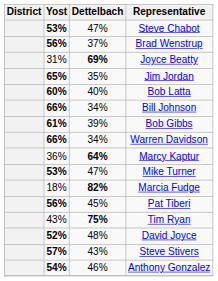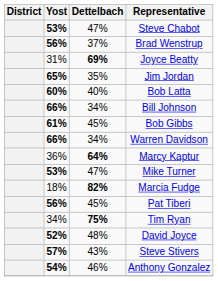(98, 124) 39% -> (98, 124) 45%
(57, 220) 43% -> (57, 220) 34%
